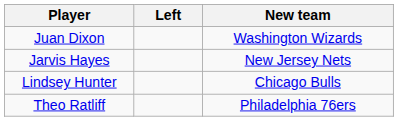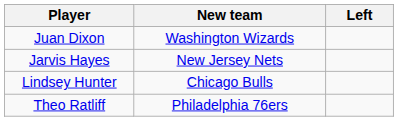columns swapped: (168, 15) <-> (298, 15)
